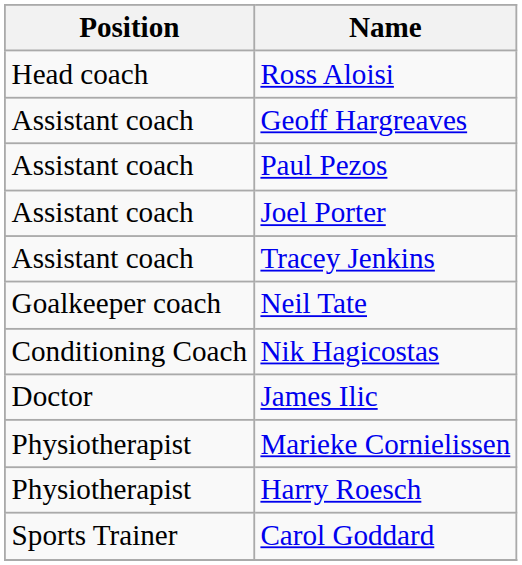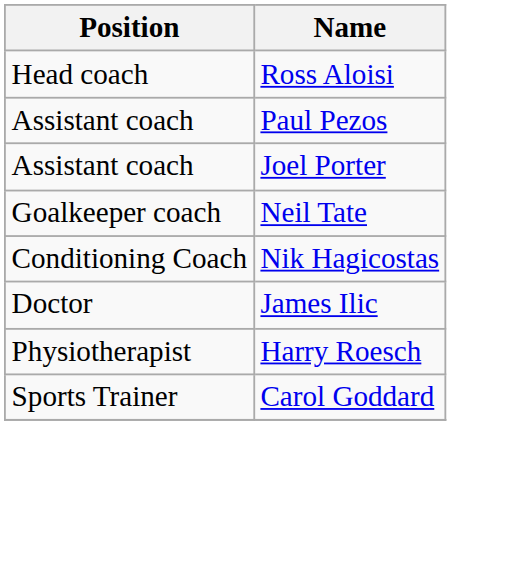- row: (364, 119)
- row: (348, 258)
- row: (385, 443)
